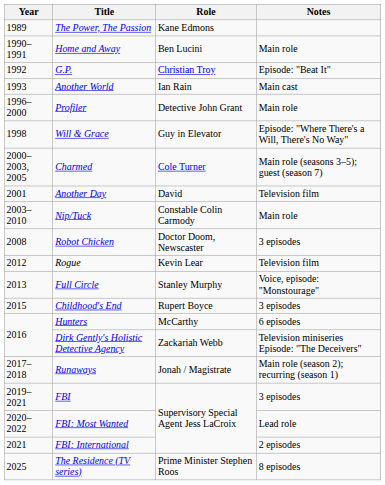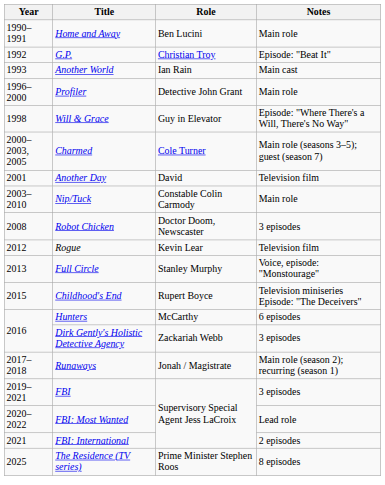- row: (103, 28)
(280, 306) 3 episodes -> (310, 296) Television miniseries Episode: "The Deceivers"
(310, 343) Television miniseries Episode: "The Deceivers" -> (280, 338) 3 episodes
